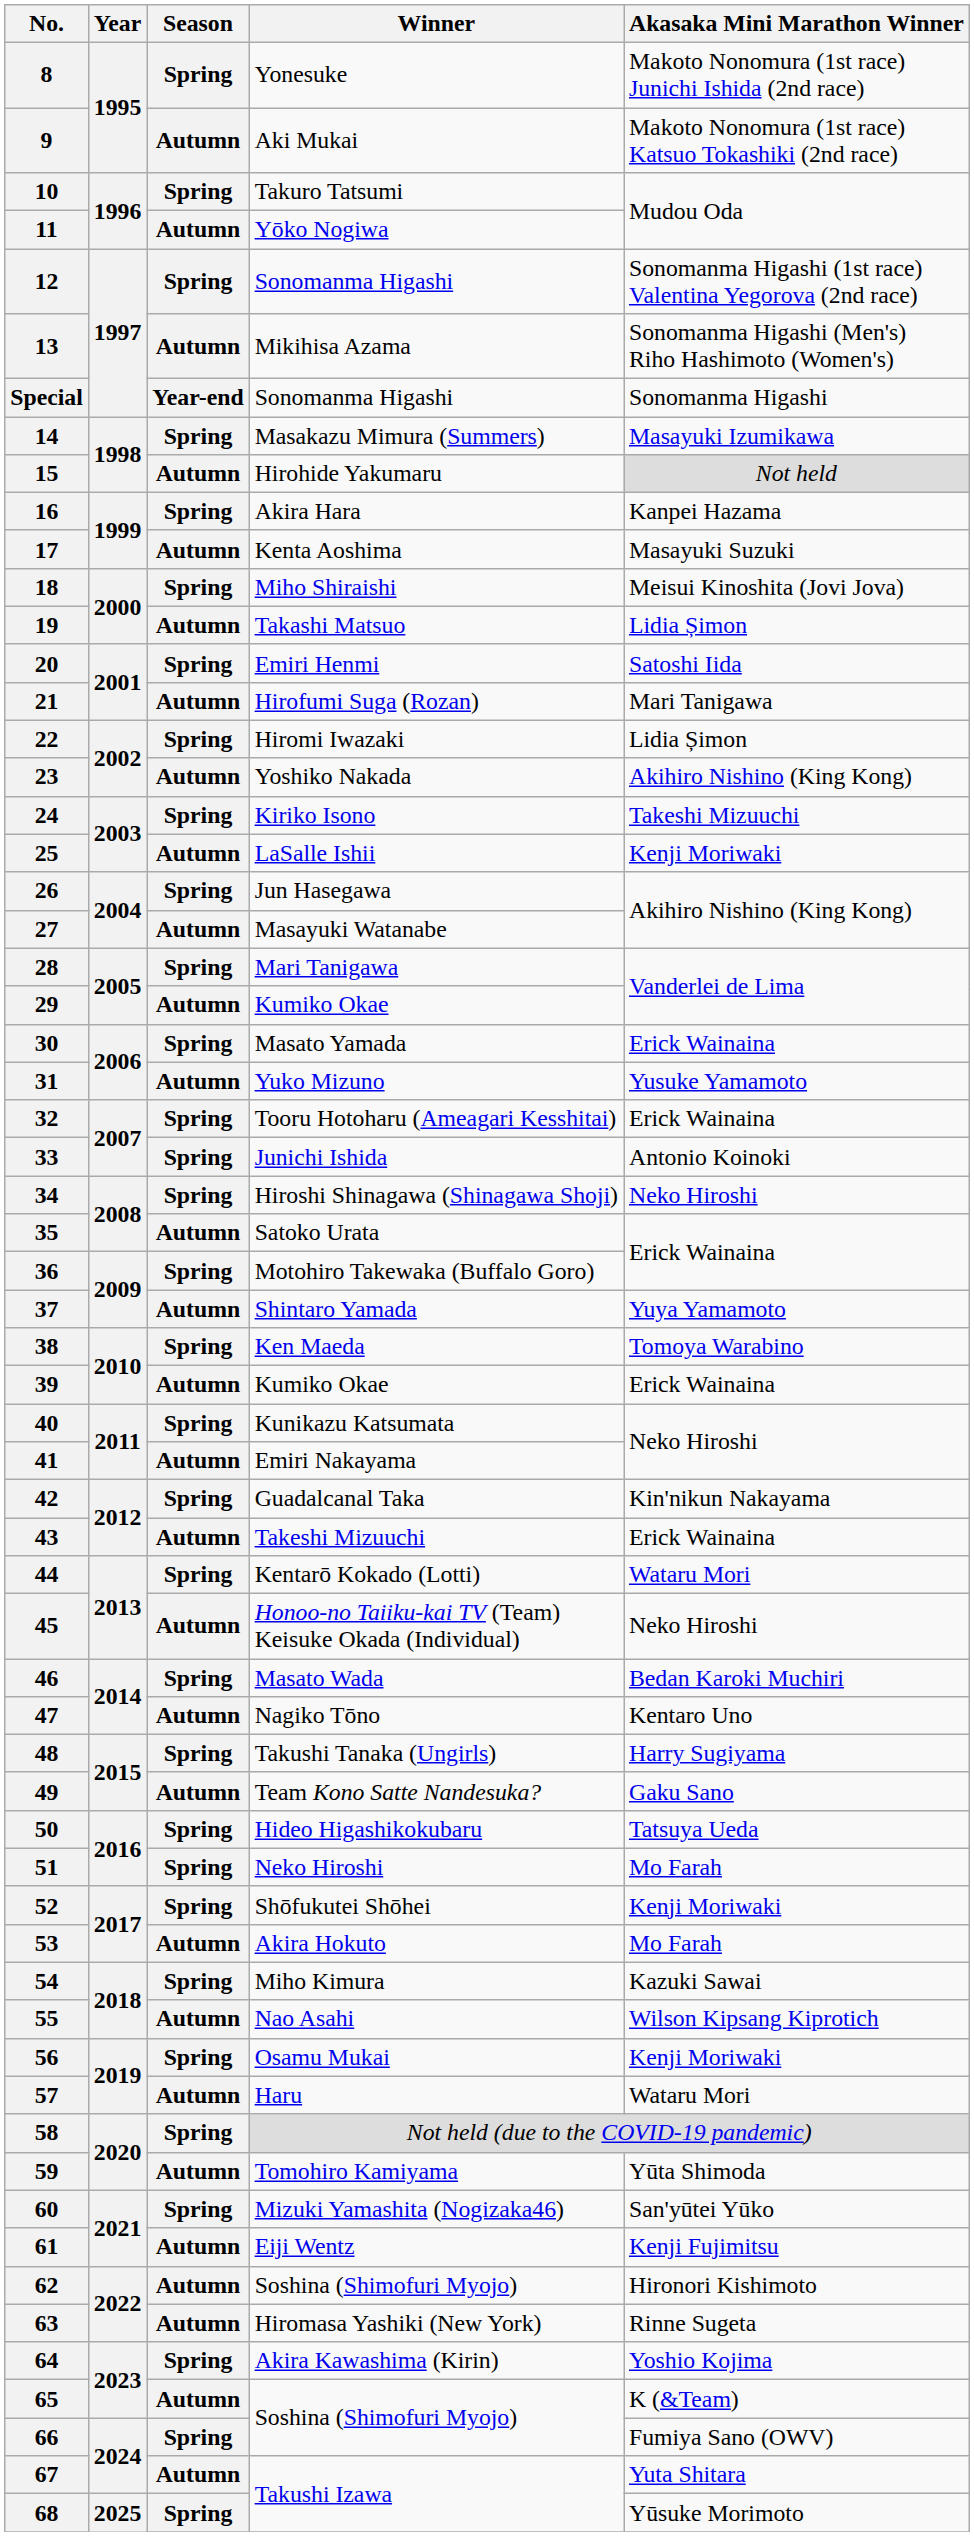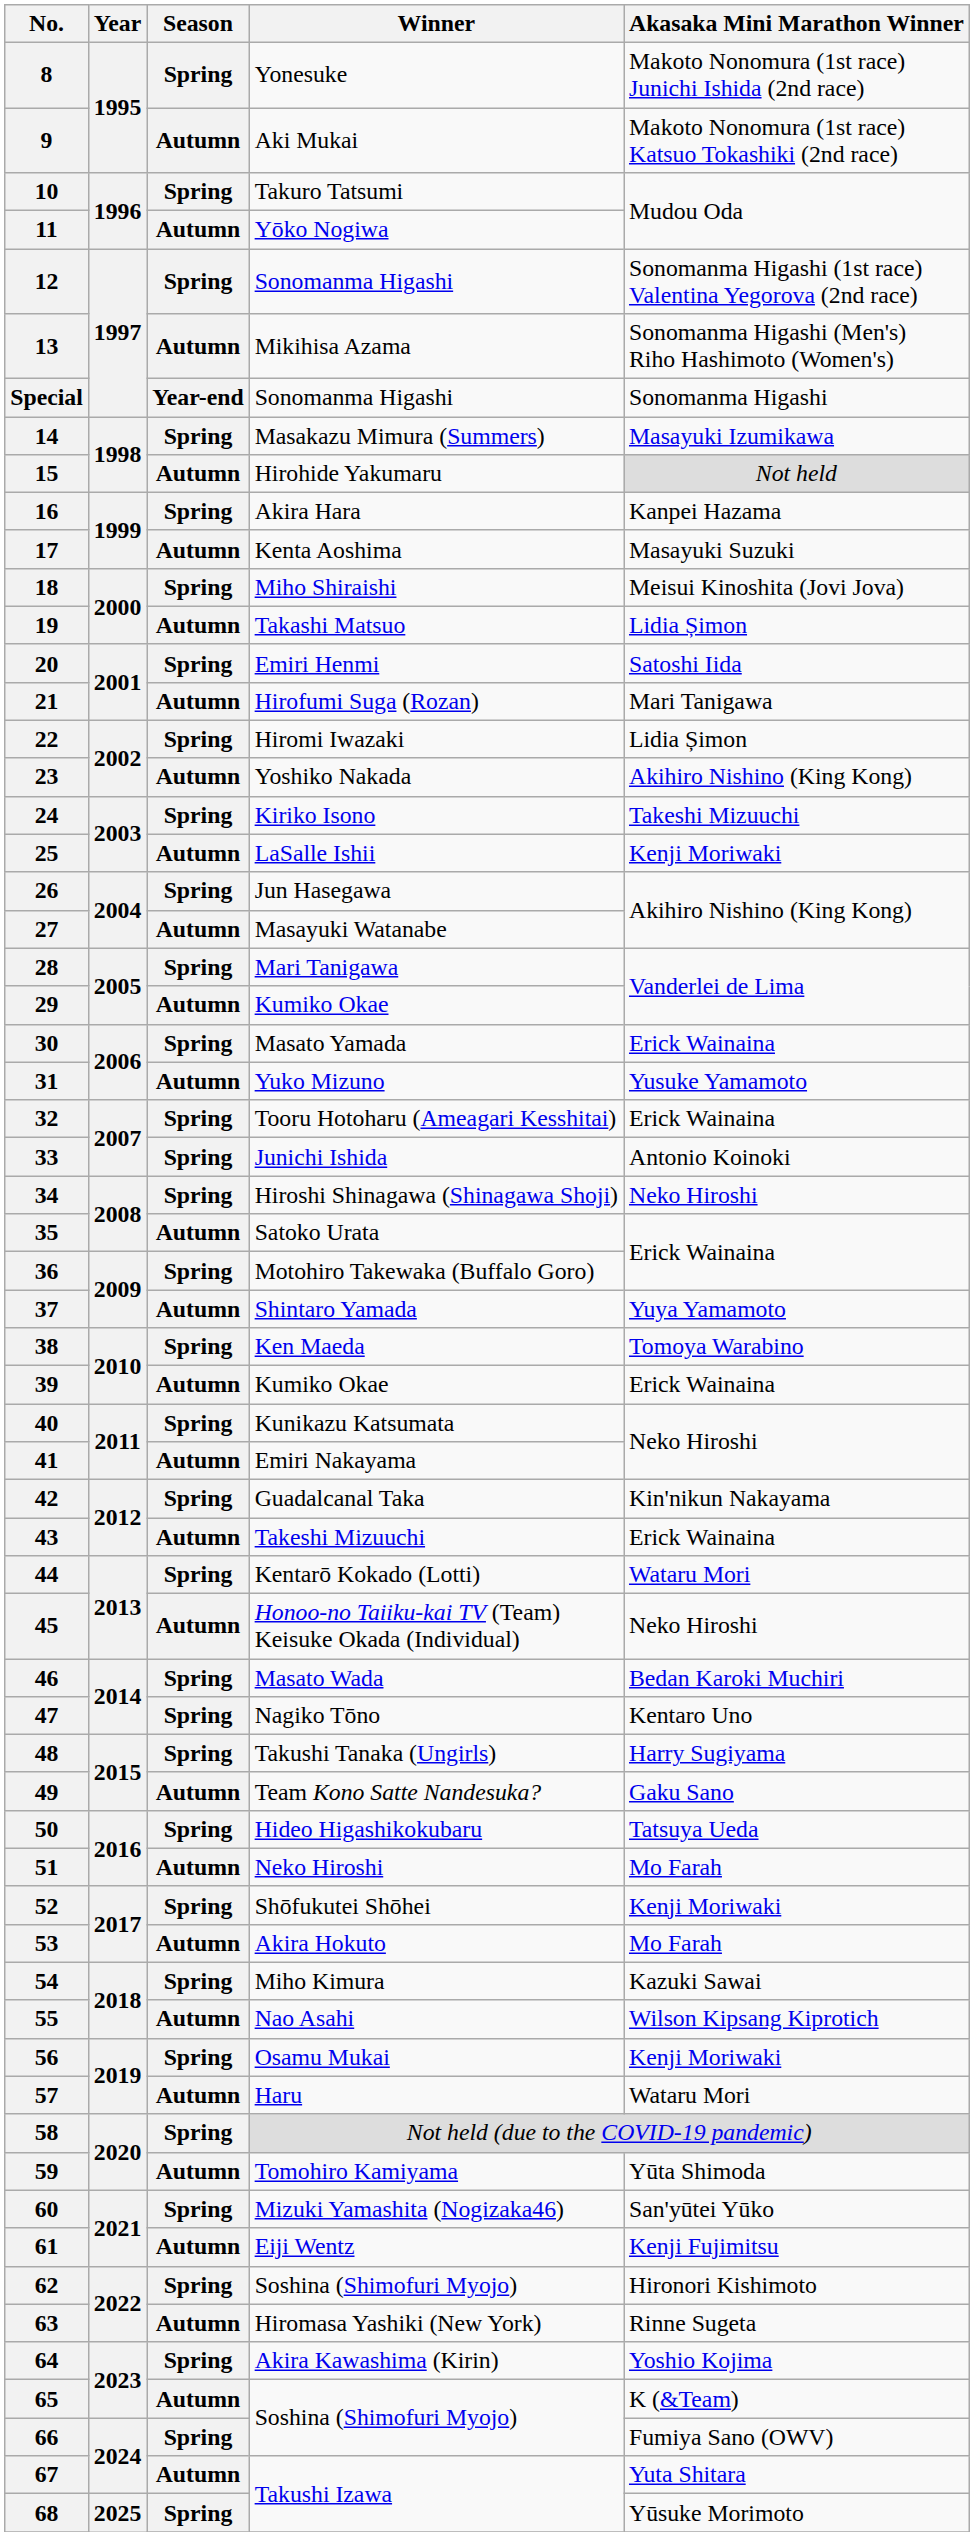(198, 1715) Autumn -> (198, 1715) Spring
(198, 1866) Spring -> (198, 1866) Autumn
(198, 2284) Autumn -> (198, 2284) Spring
